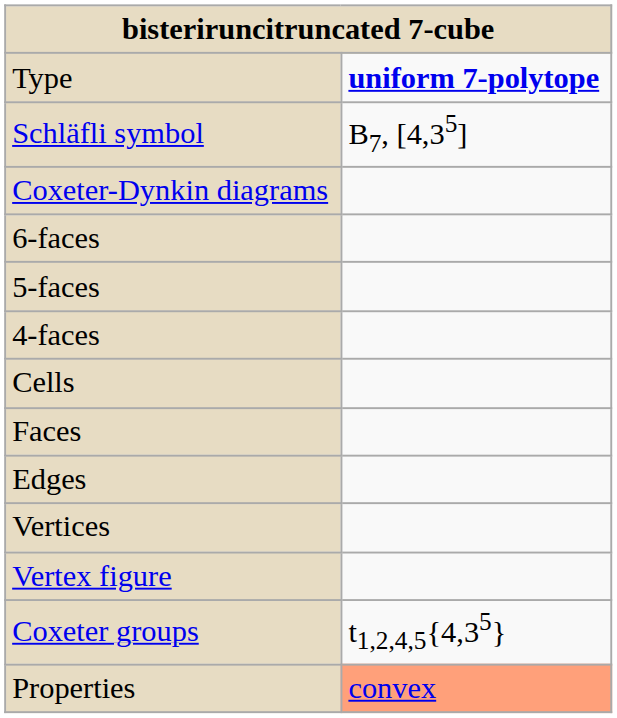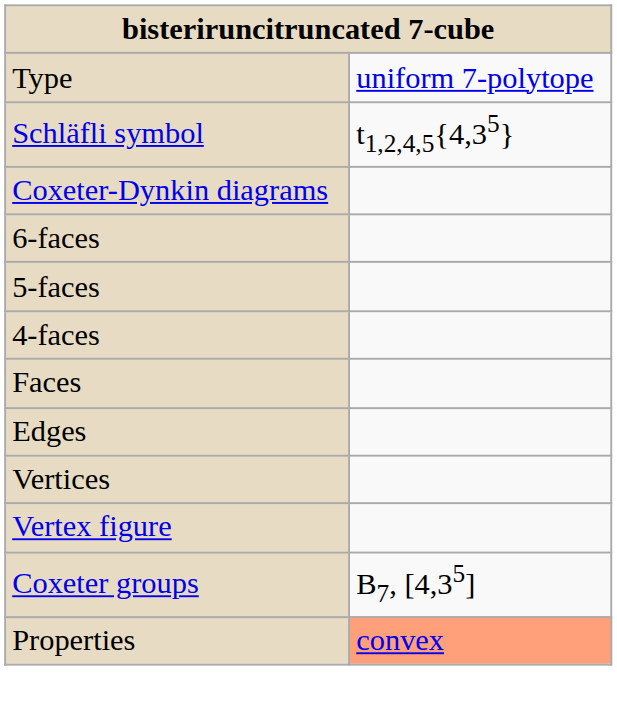(474, 77) bold -> (475, 77) normal
(408, 133) B7, [4,35] -> (435, 133) t1,2,4,5{4,35}
- row: (43, 382)
(427, 631) t1,2,4,5{4,35} -> (416, 583) B7, [4,35]
